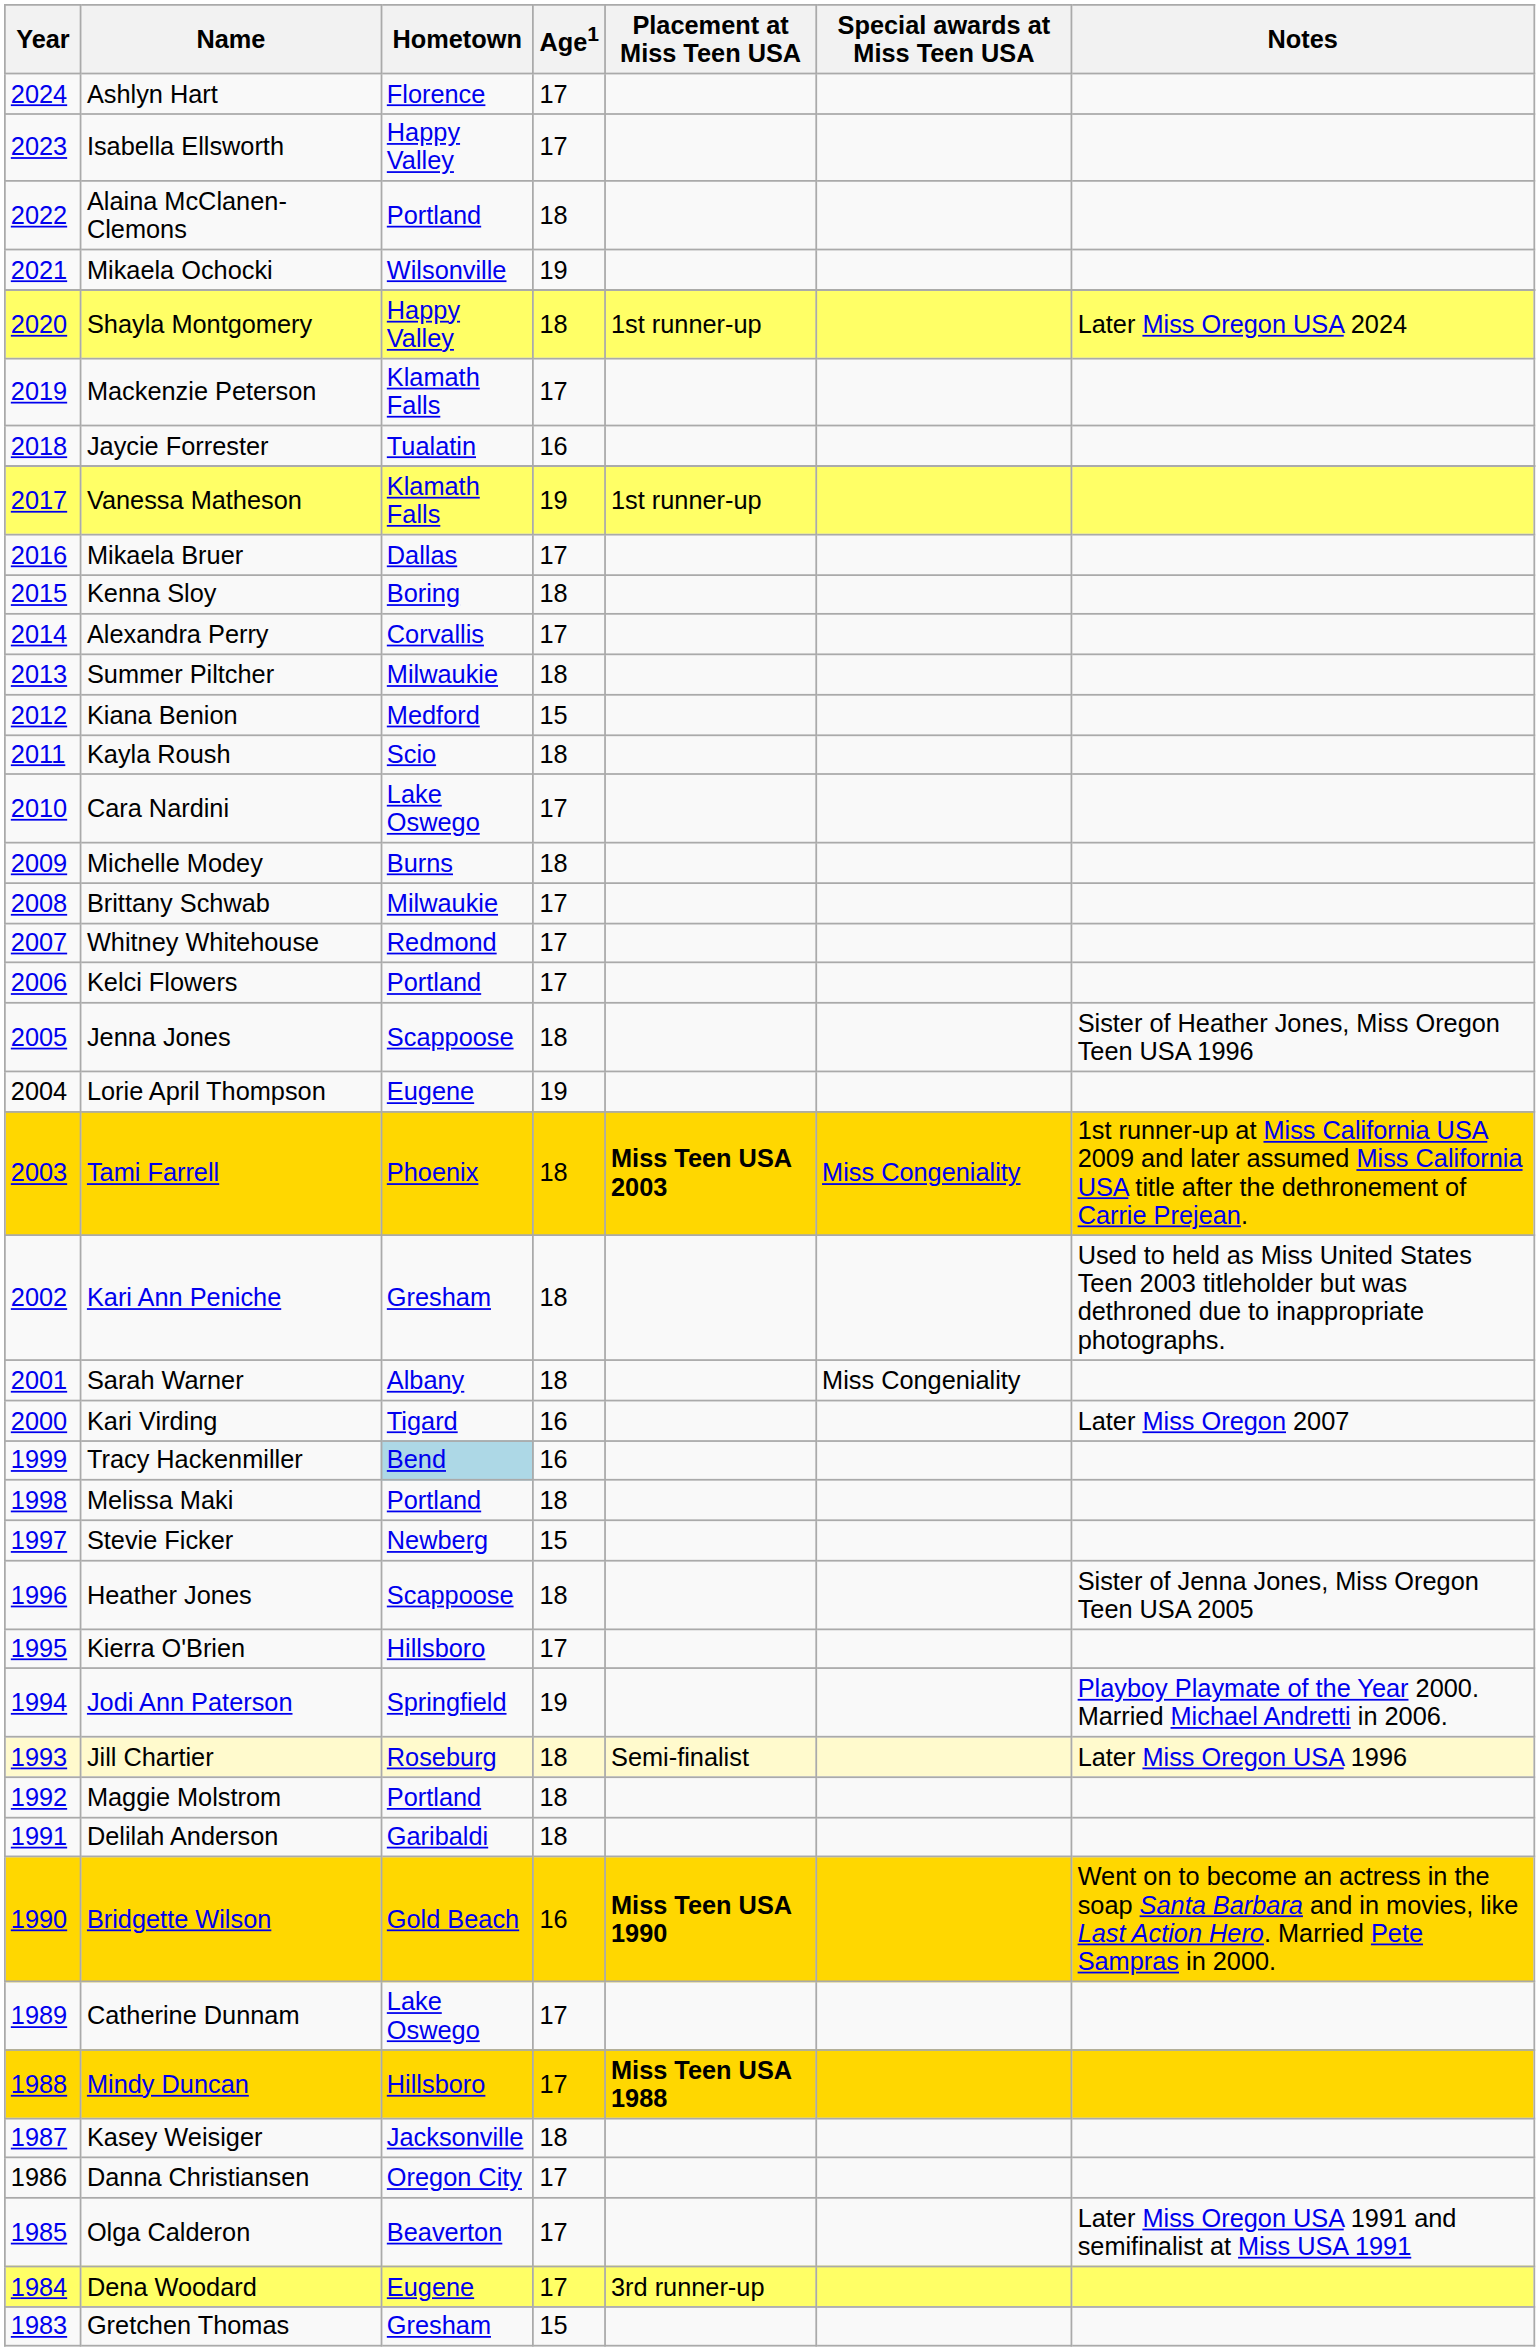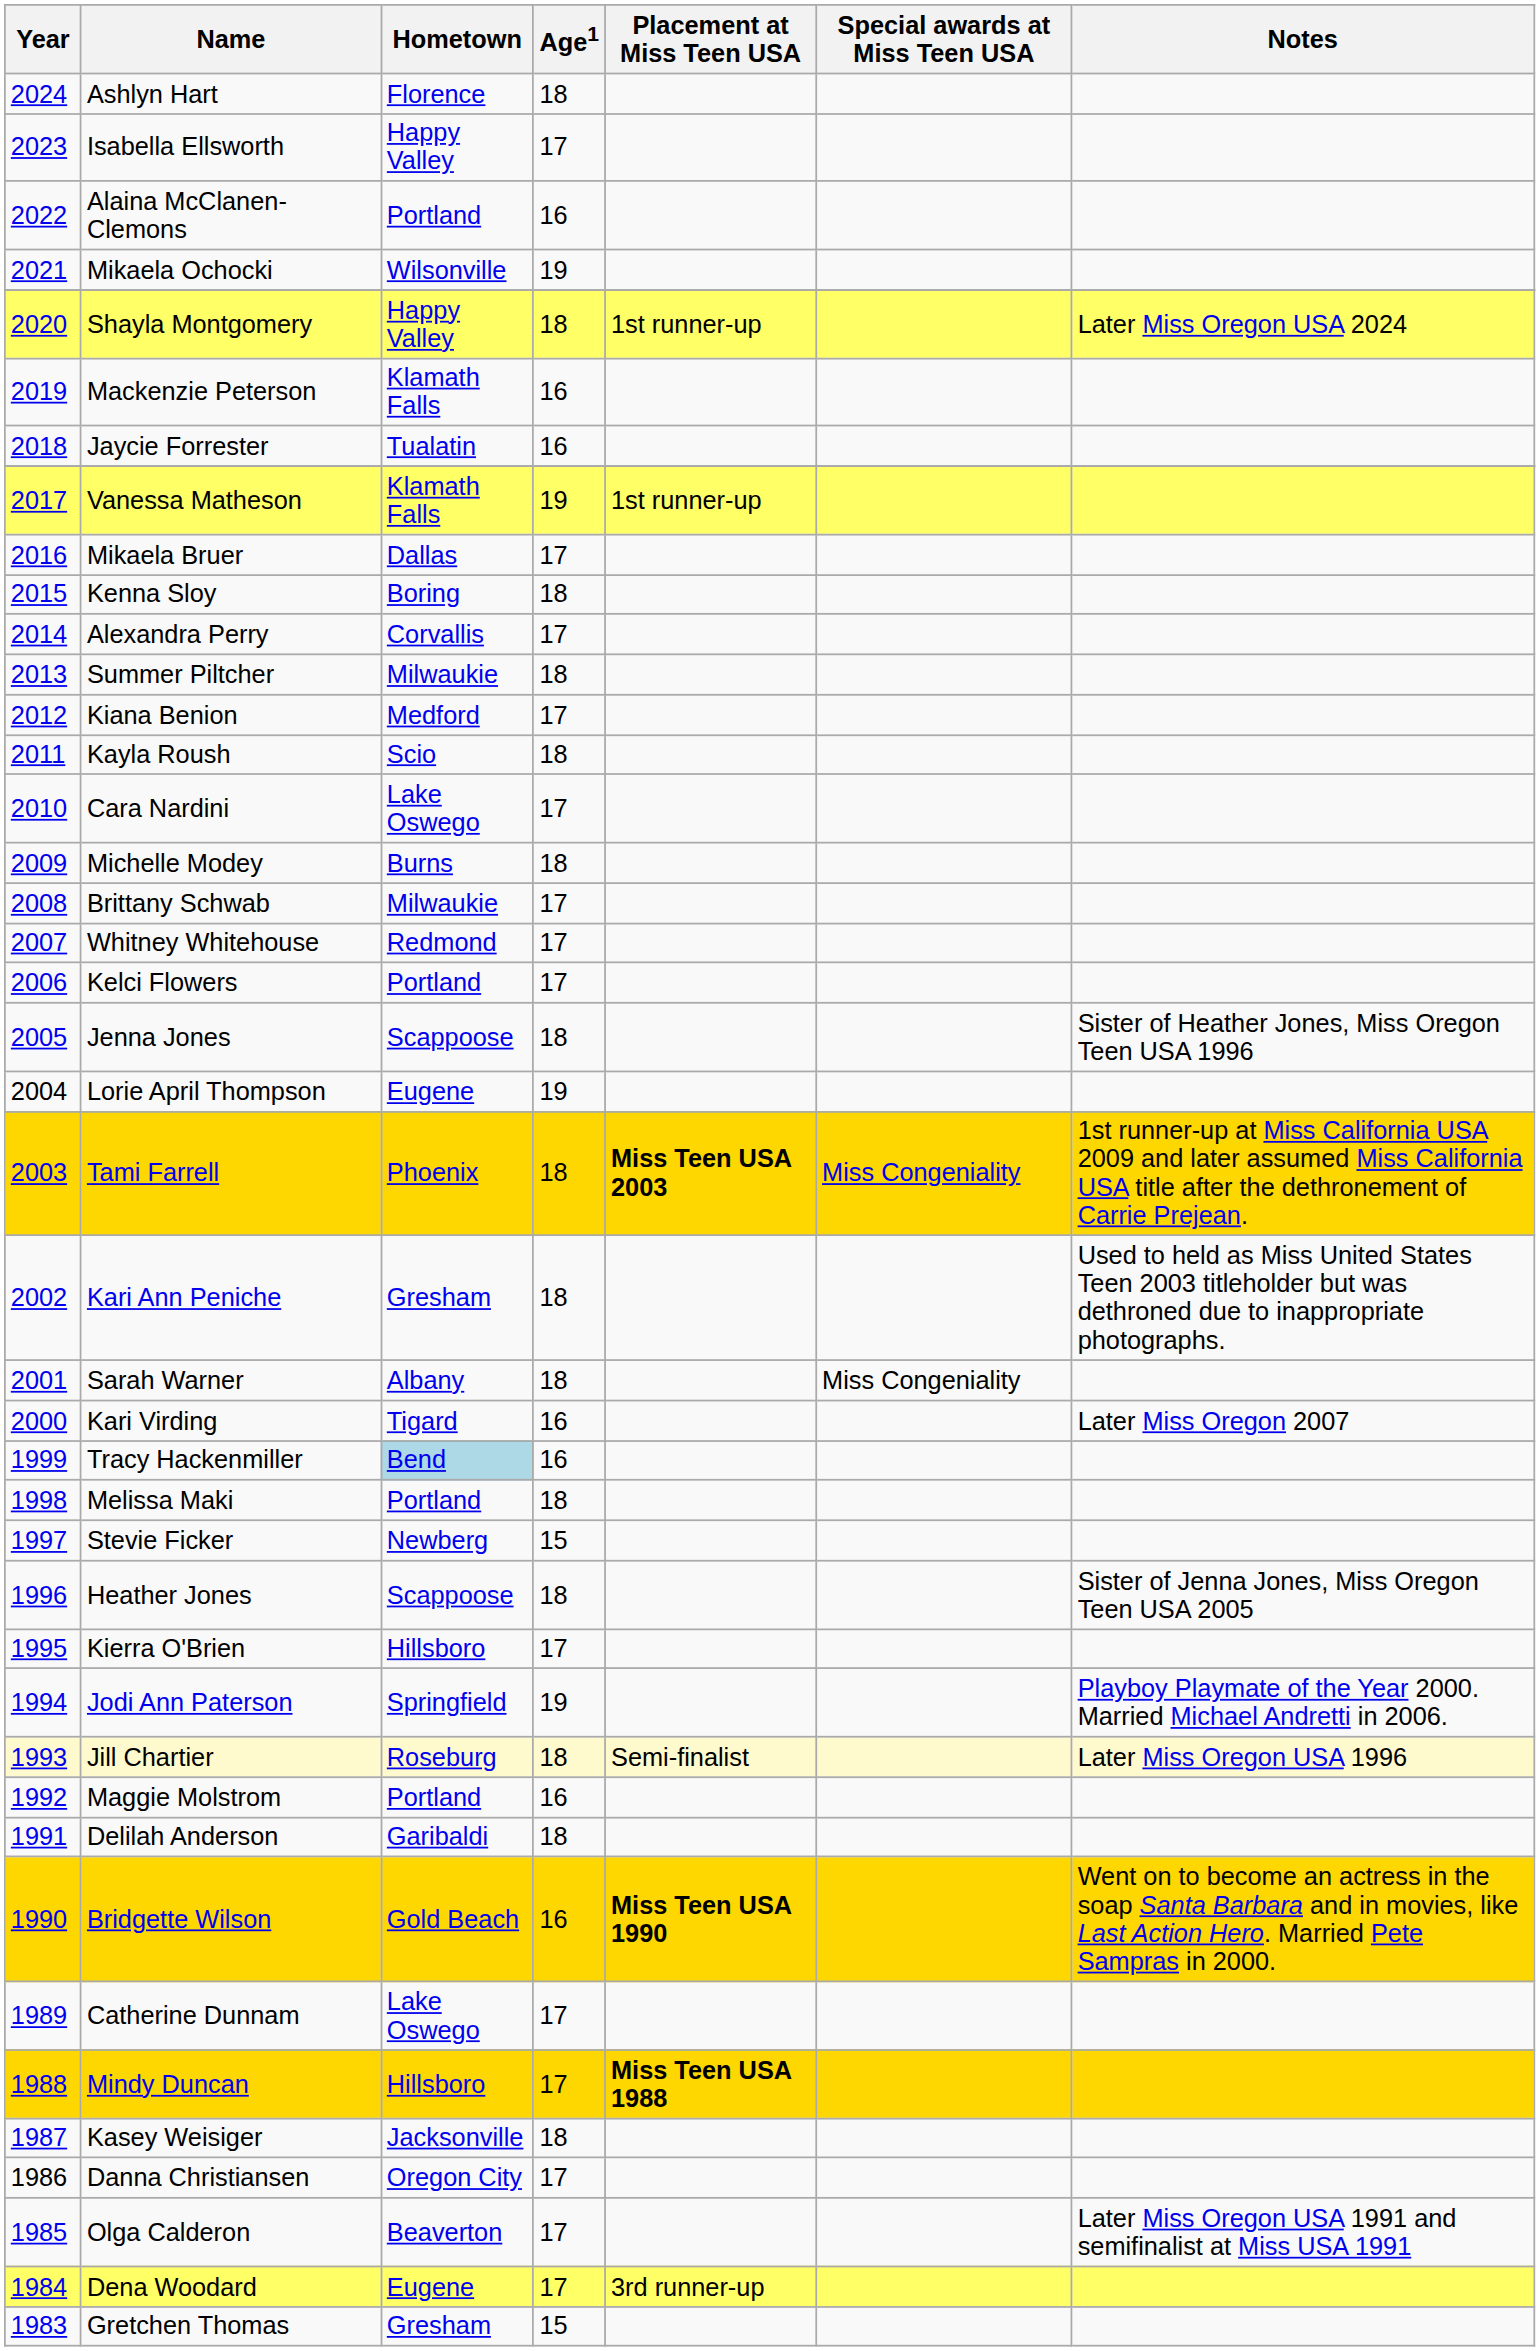(554, 93) 17 -> (554, 93) 18
(554, 216) 18 -> (554, 216) 16
(554, 392) 17 -> (554, 392) 16
(554, 715) 15 -> (554, 715) 17
(554, 1797) 18 -> (554, 1797) 16
